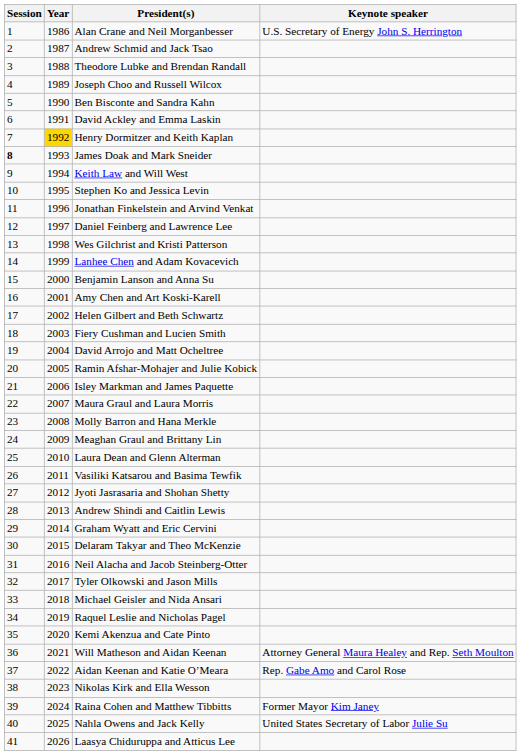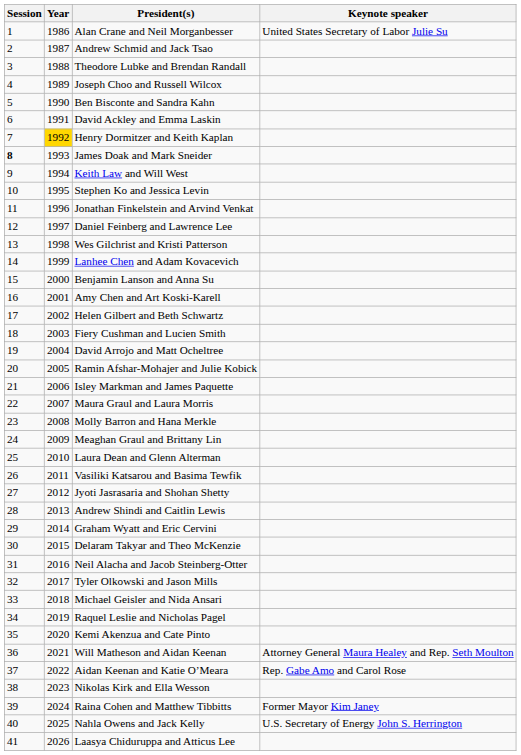(362, 31) U.S. Secretary of Energy John S. Herrington -> (355, 31) United States Secretary of Labor Julie Su
(355, 723) United States Secretary of Labor Julie Su -> (362, 723) U.S. Secretary of Energy John S. Herrington
